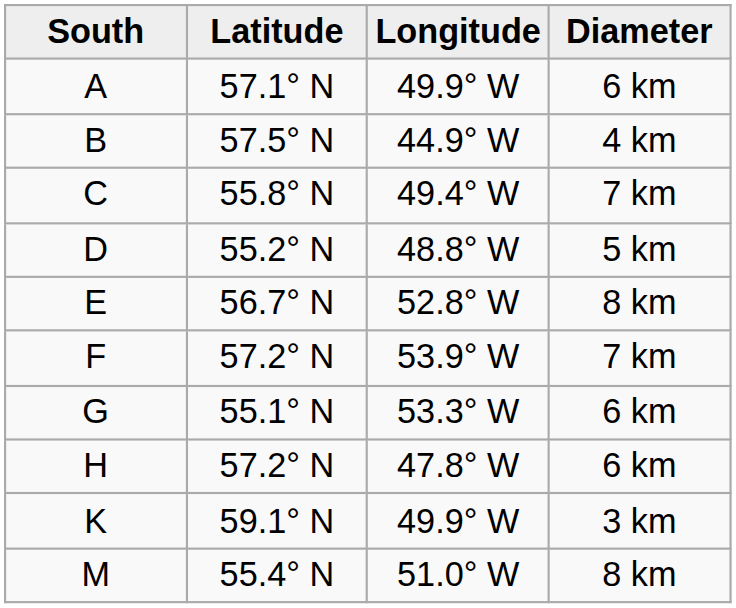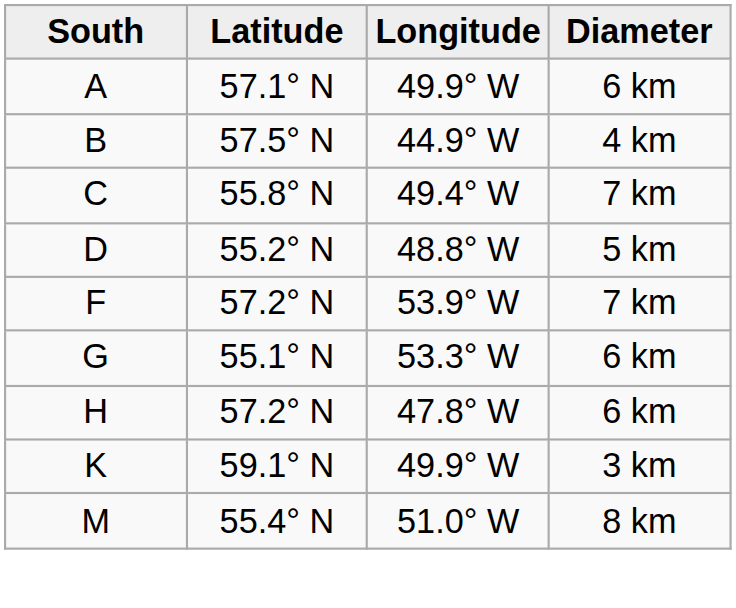- row: (96, 303)
